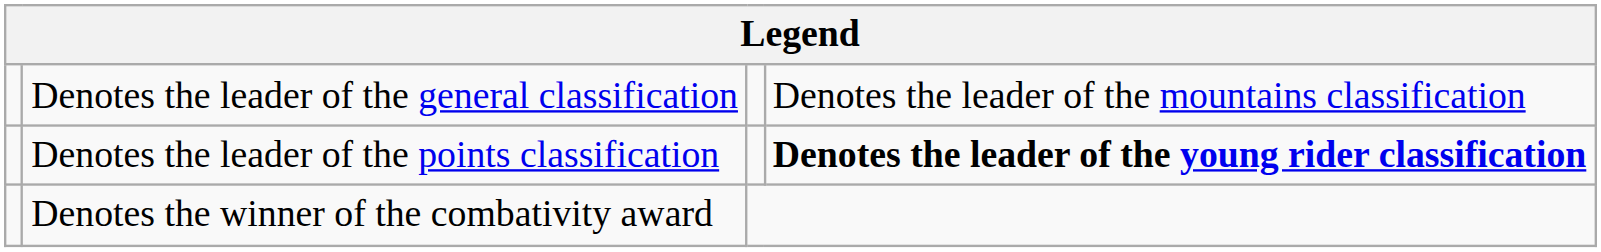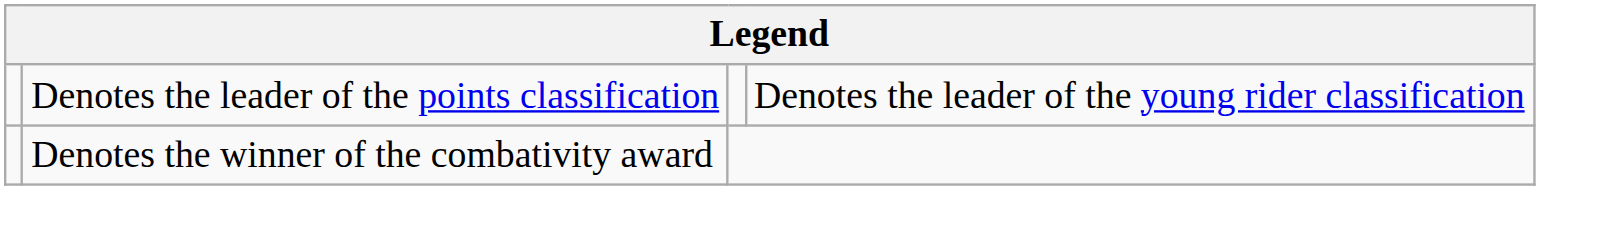- row: (385, 94)
(1180, 154) bold -> (1139, 94) normal
